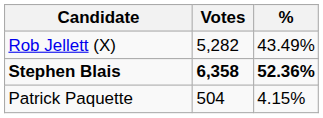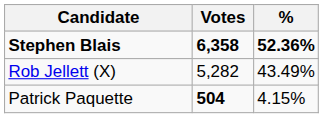rows swapped: (65, 71) <-> (62, 44)
(211, 98) normal -> (211, 98) bold
